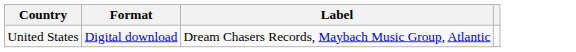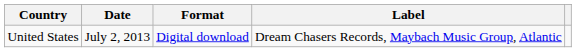+ column: (117, 15)
